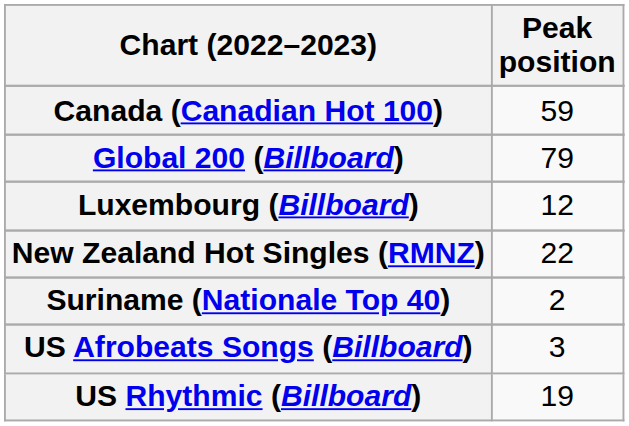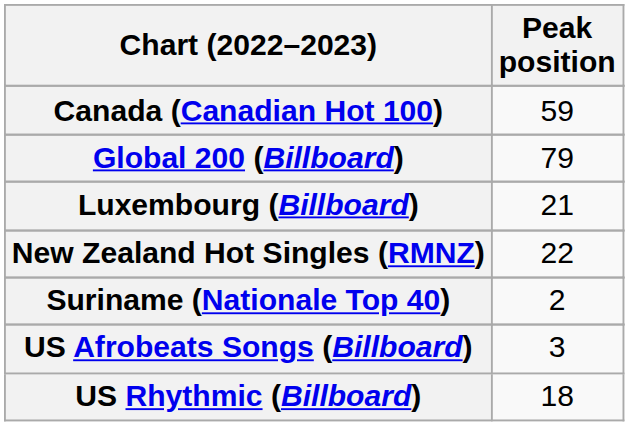(557, 205) 12 -> (557, 205) 21
(557, 396) 19 -> (557, 396) 18
